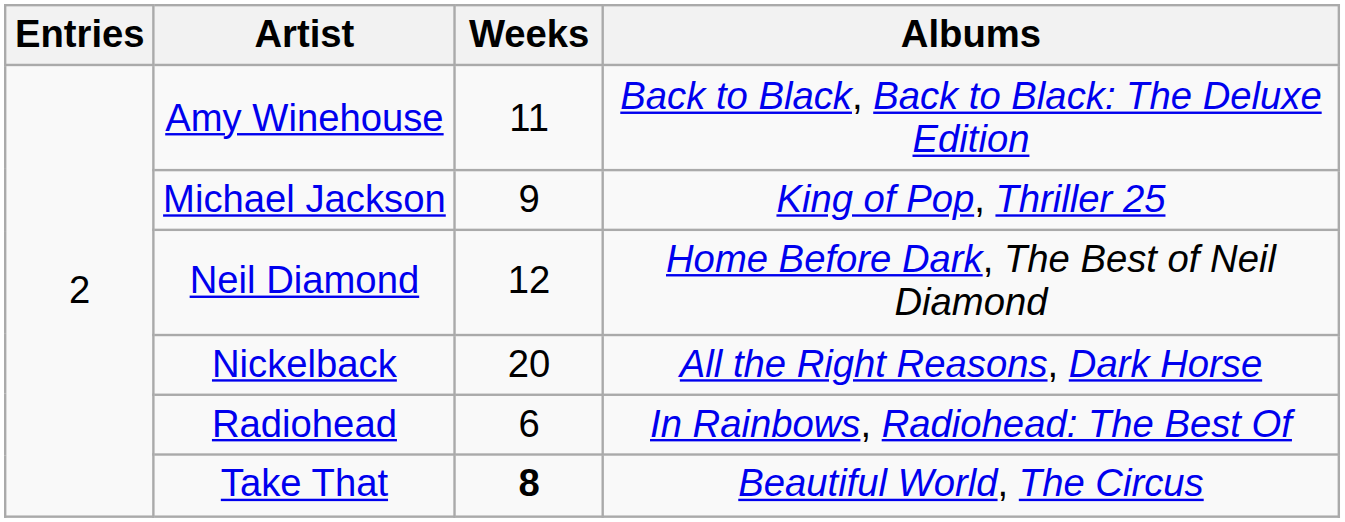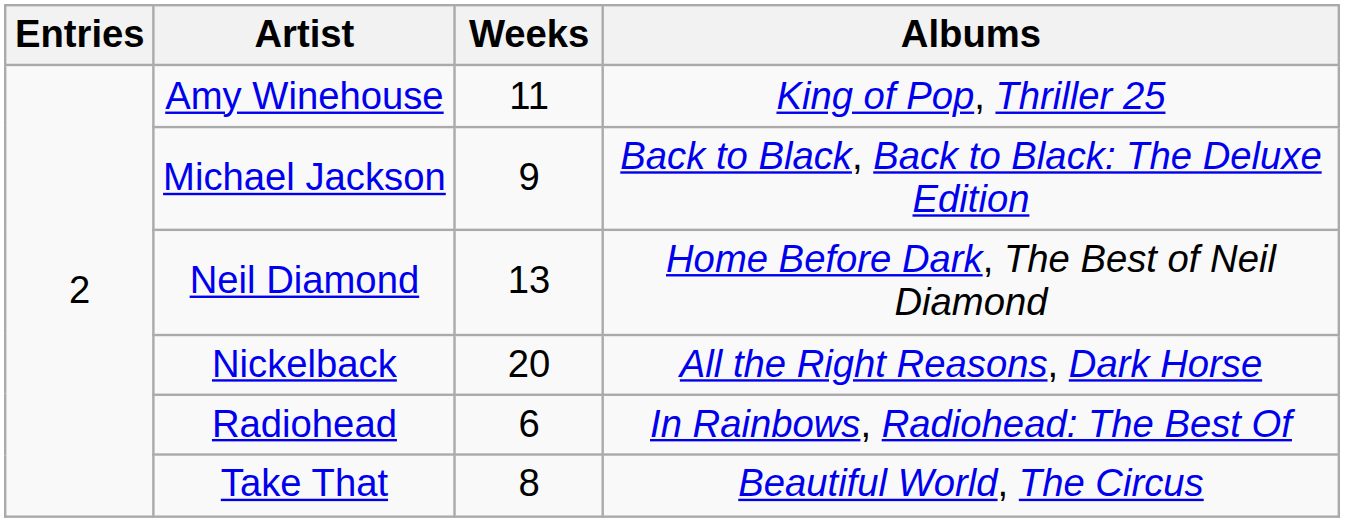(971, 116) Back to Black, Back to Black: The Deluxe Edition -> (971, 95) King of Pop, Thriller 25
(971, 199) King of Pop, Thriller 25 -> (971, 177) Back to Black, Back to Black: The Deluxe Edition
(529, 281) 12 -> (529, 281) 13
(529, 484) bold -> (529, 484) normal
